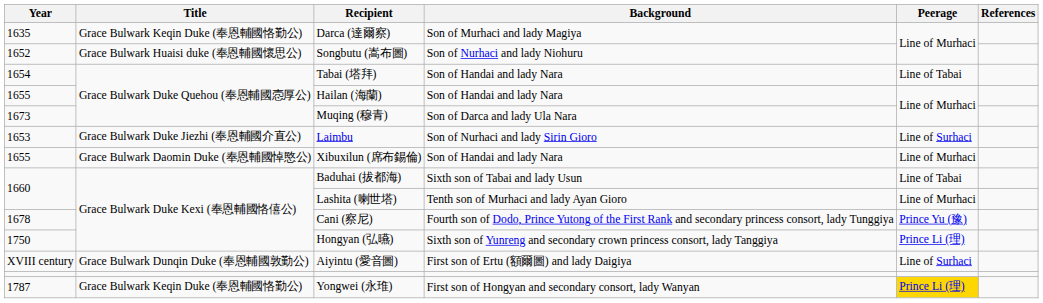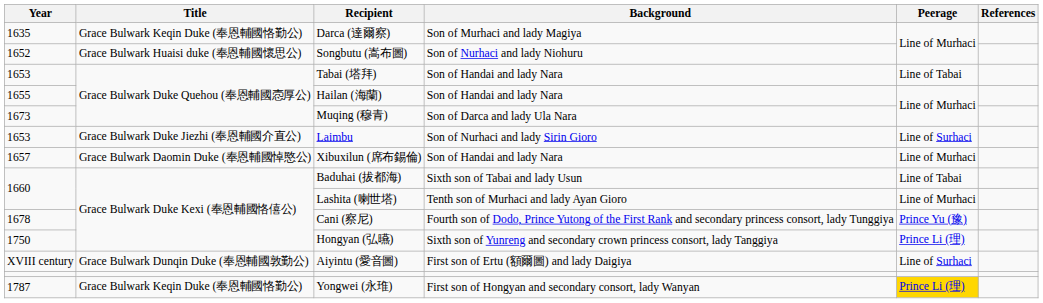(19, 74) 1654 -> (19, 74) 1653
(19, 157) 1655 -> (19, 157) 1657
